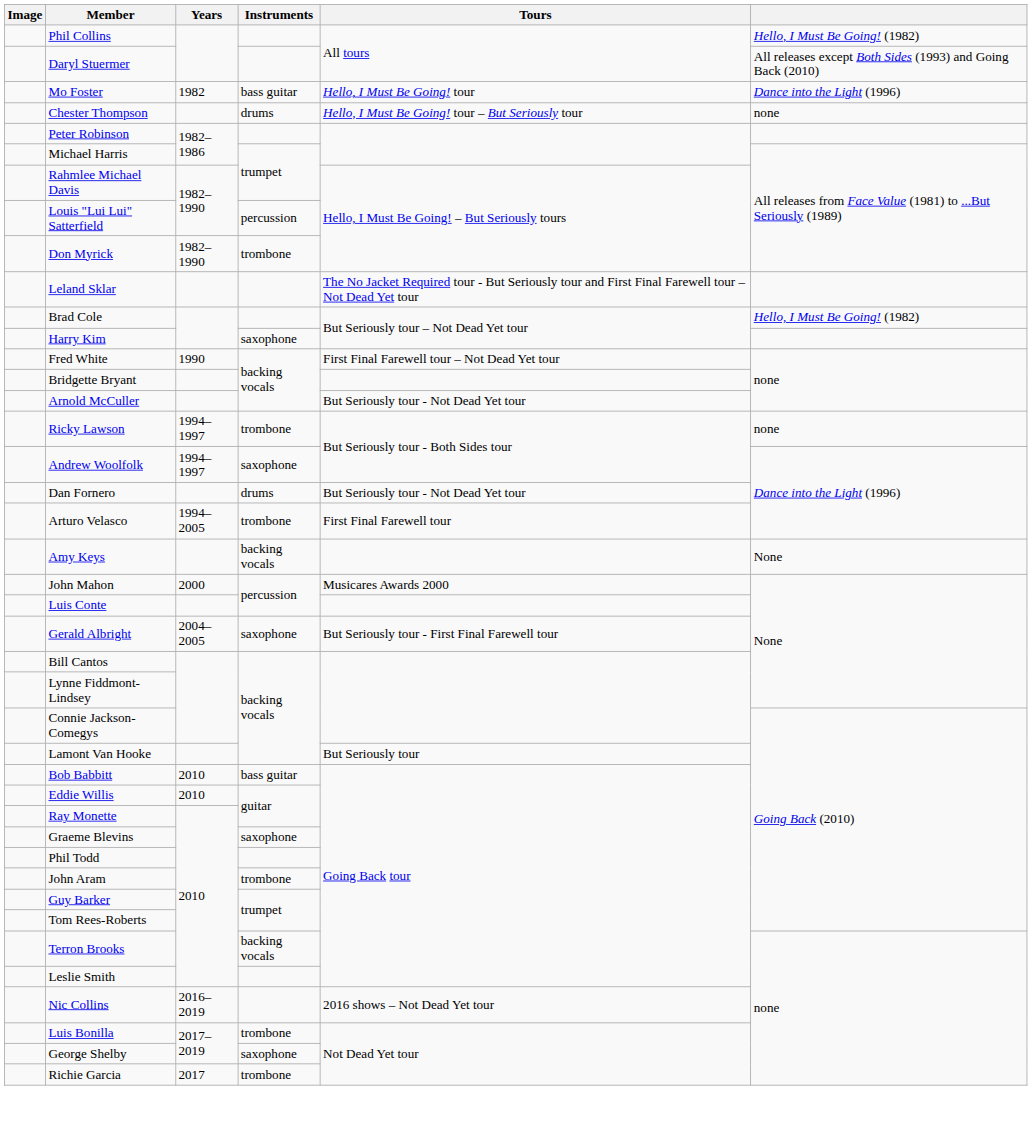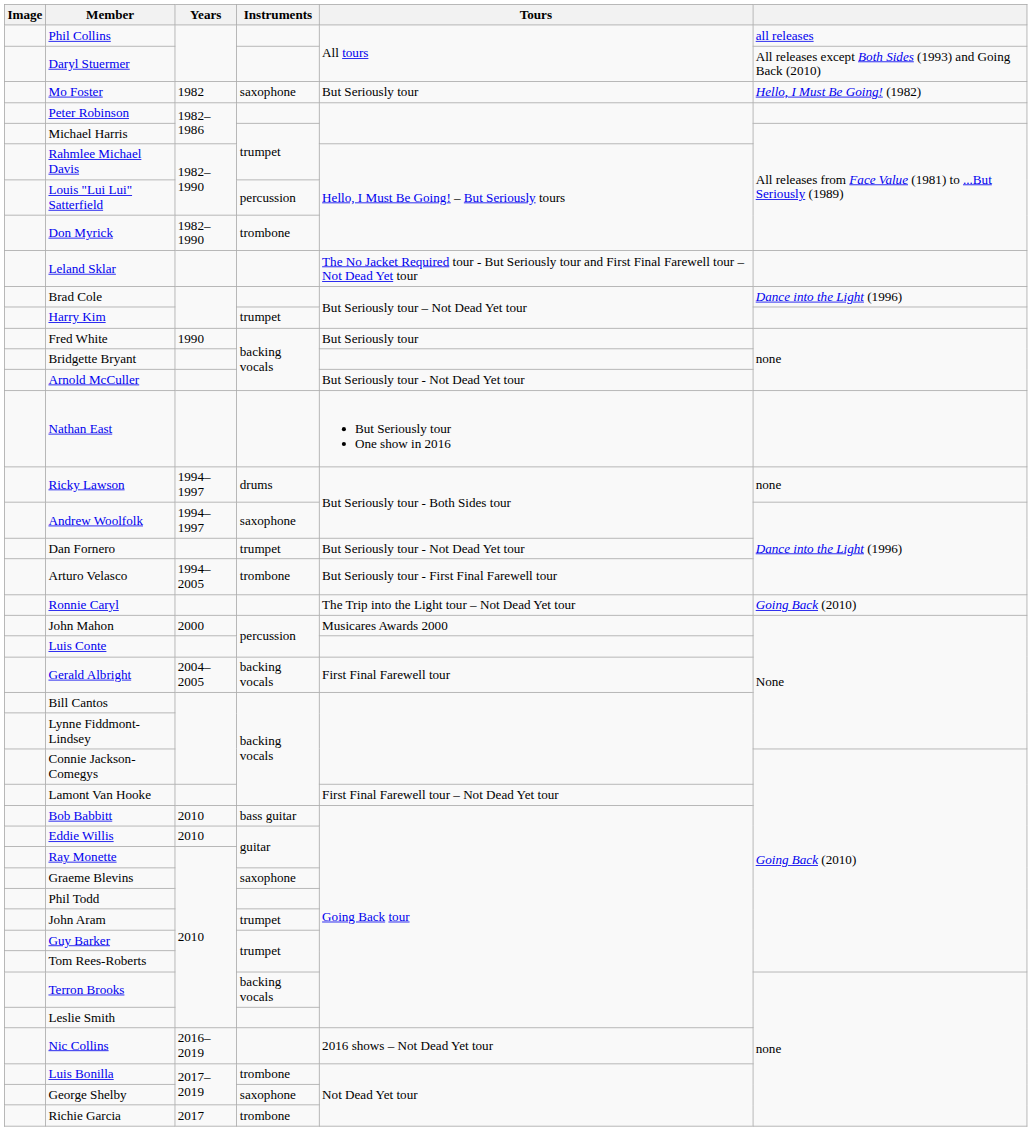(837, 35) Hello, I Must Be Going! (1982) -> (785, 35) all releases
(269, 92) bass guitar -> (268, 92) saxophone
(399, 92) Hello, I Must Be Going! tour -> (370, 92) But Seriously tour
(827, 92) Dance into the Light (1996) -> (838, 92) Hello, I Must Be Going! (1982)
- row: (98, 112)
(837, 317) Hello, I Must Be Going! (1982) -> (829, 296) Dance into the Light (1996)
(269, 338) saxophone -> (260, 317) trumpet
(441, 359) First Final Farewell tour – Not Dead Yet tour -> (370, 338) But Seriously tour
+ row: (80, 428)
(266, 429) trombone -> (256, 484) drums
(257, 492) drums -> (260, 548) trumpet
(387, 520) First Final Farewell tour -> (440, 576) But Seriously tour - First Final Farewell tour
- row: (77, 556)
+ row: (84, 604)
(269, 633) saxophone -> (261, 674) backing vocals
(441, 633) But Seriously tour - First Final Farewell tour -> (386, 674) First Final Farewell tour
(371, 753) But Seriously tour -> (440, 794) First Final Farewell tour – Not Dead Yet tour
(266, 878) trombone -> (260, 919) trumpet
